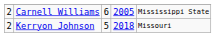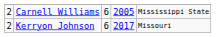(106, 26) 5 -> (106, 26) 6
(124, 26) 2018 -> (124, 26) 2017
